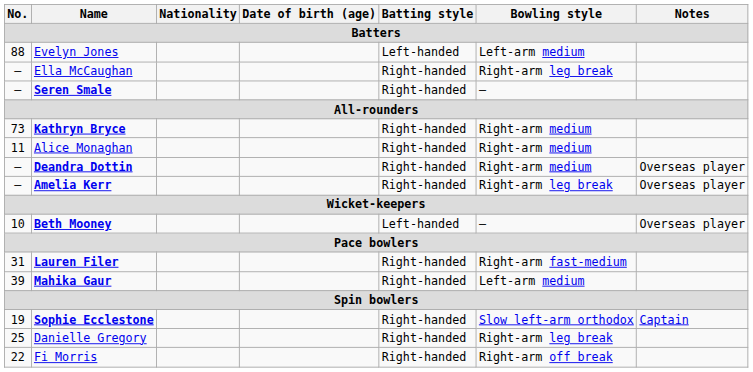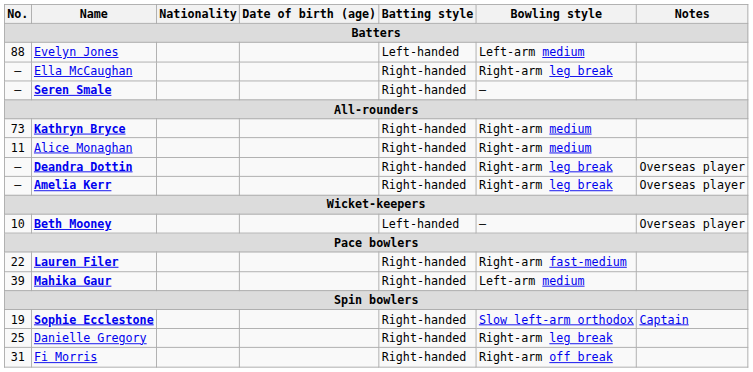(535, 167) Right-arm medium -> (546, 167) Right-arm leg break
(18, 262) 31 -> (18, 262) 22
(18, 357) 22 -> (18, 357) 31
